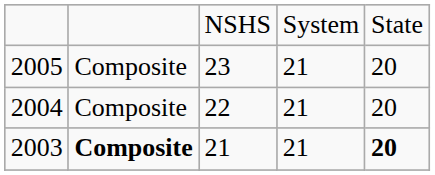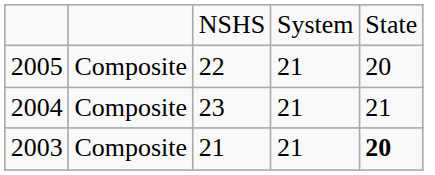(218, 66) 23 -> (212, 66) 22
(218, 107) 22 -> (212, 107) 23
(384, 107) 20 -> (378, 107) 21
(134, 148) bold -> (131, 148) normal
